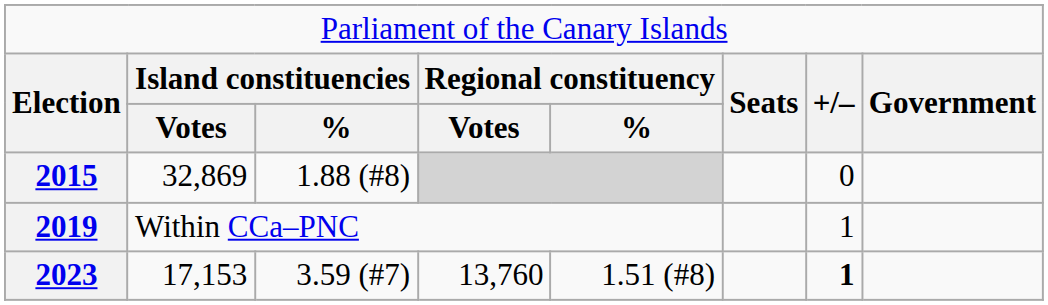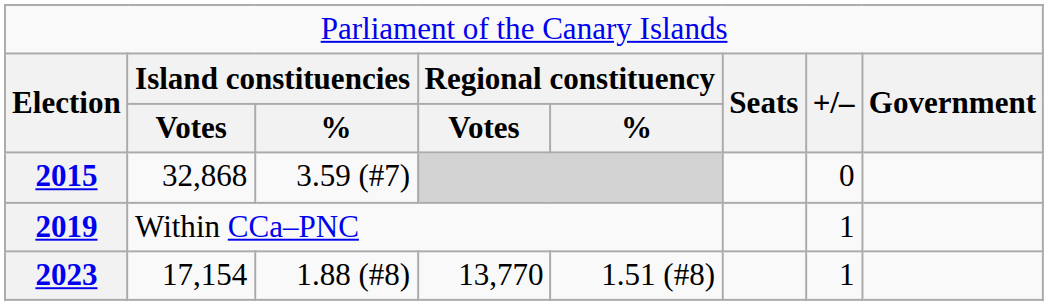(205, 176) 32,869 -> (205, 176) 32,868
(353, 176) 1.88 (#8) -> (353, 176) 3.59 (#7)
(205, 275) 17,153 -> (205, 275) 17,154
(353, 275) 3.59 (#7) -> (353, 275) 1.88 (#8)
(501, 275) 13,760 -> (501, 275) 13,770
(847, 275) bold -> (847, 275) normal
